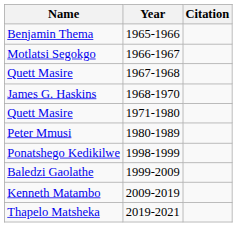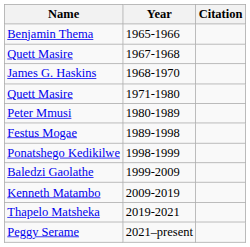- row: (51, 53)
+ row: (42, 133)
+ row: (43, 232)
